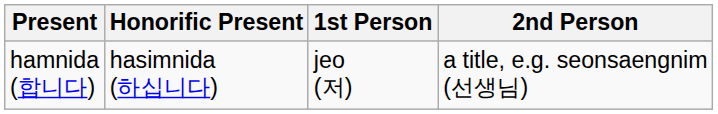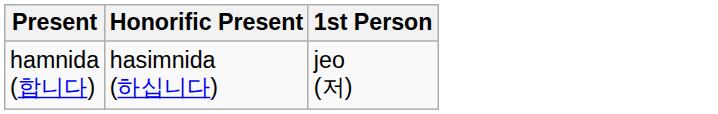- column: (575, 22)
